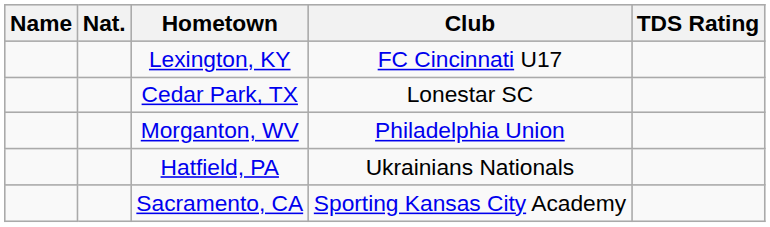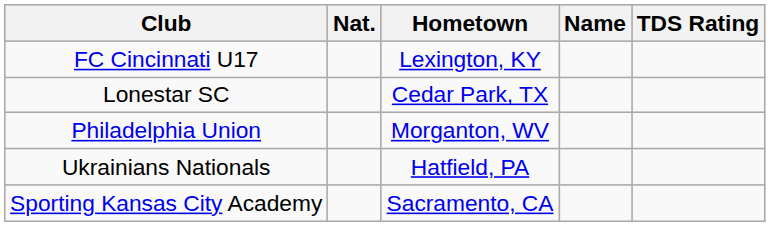columns swapped: (41, 23) <-> (470, 23)
